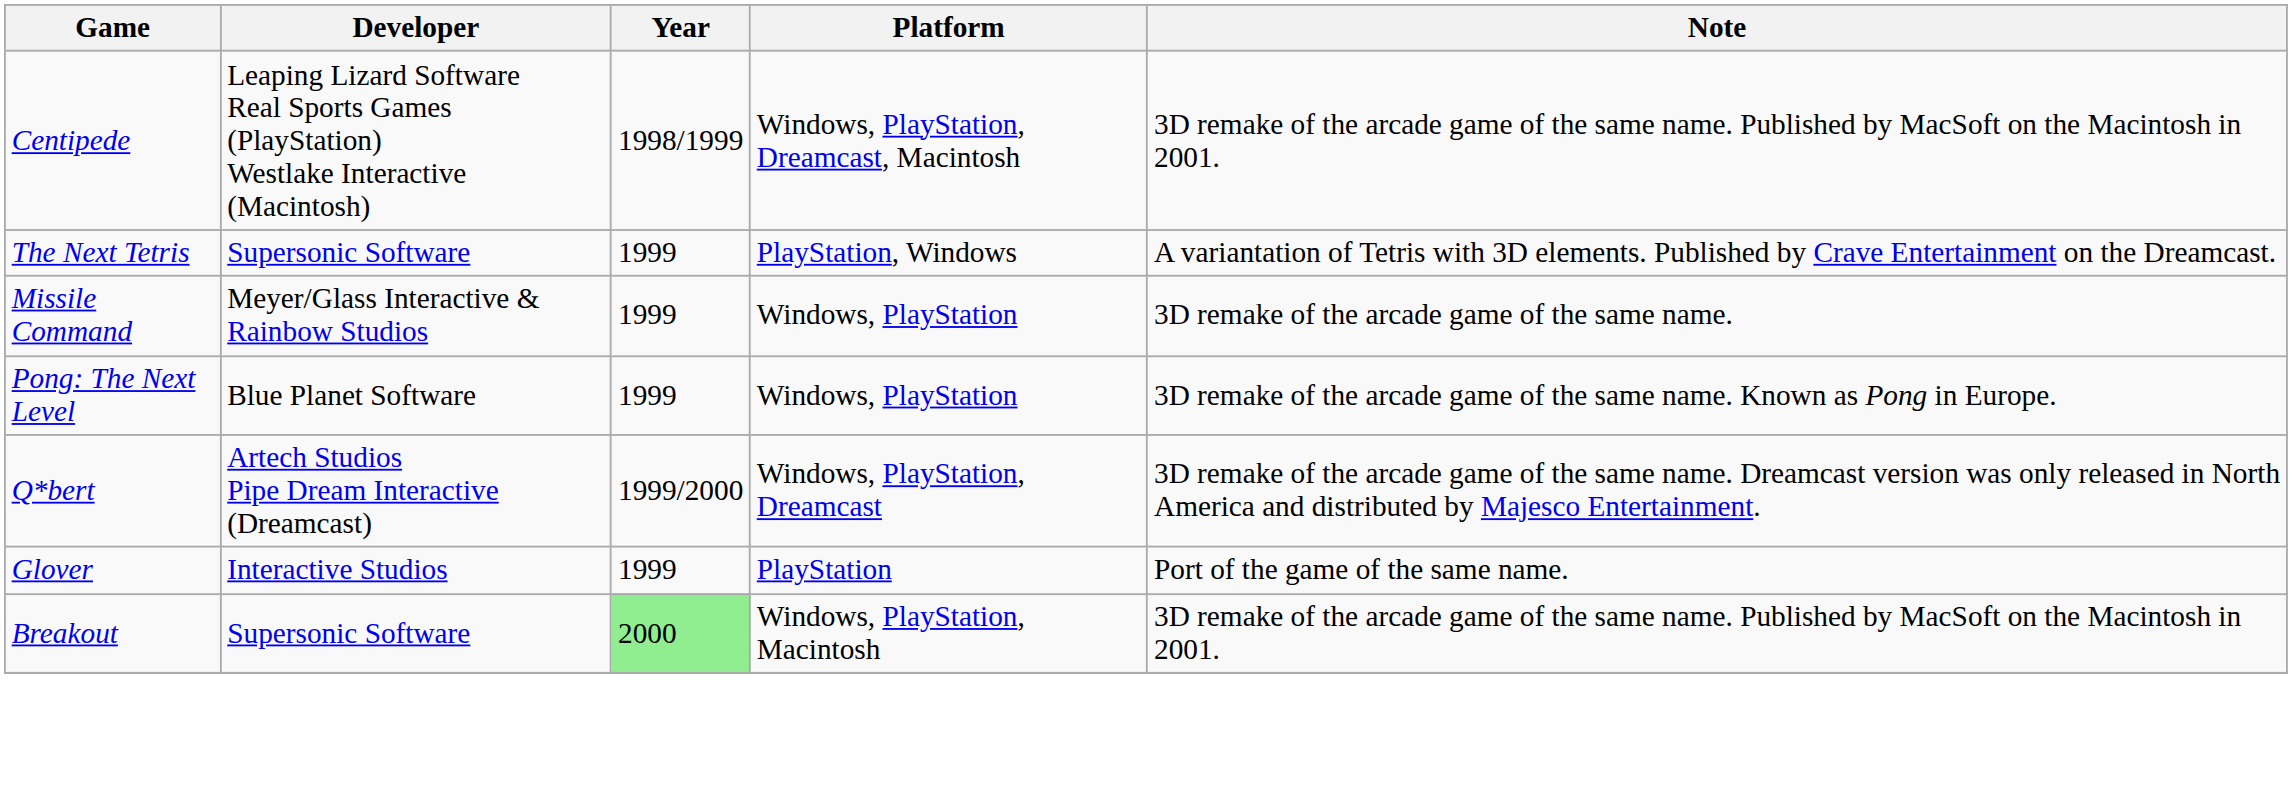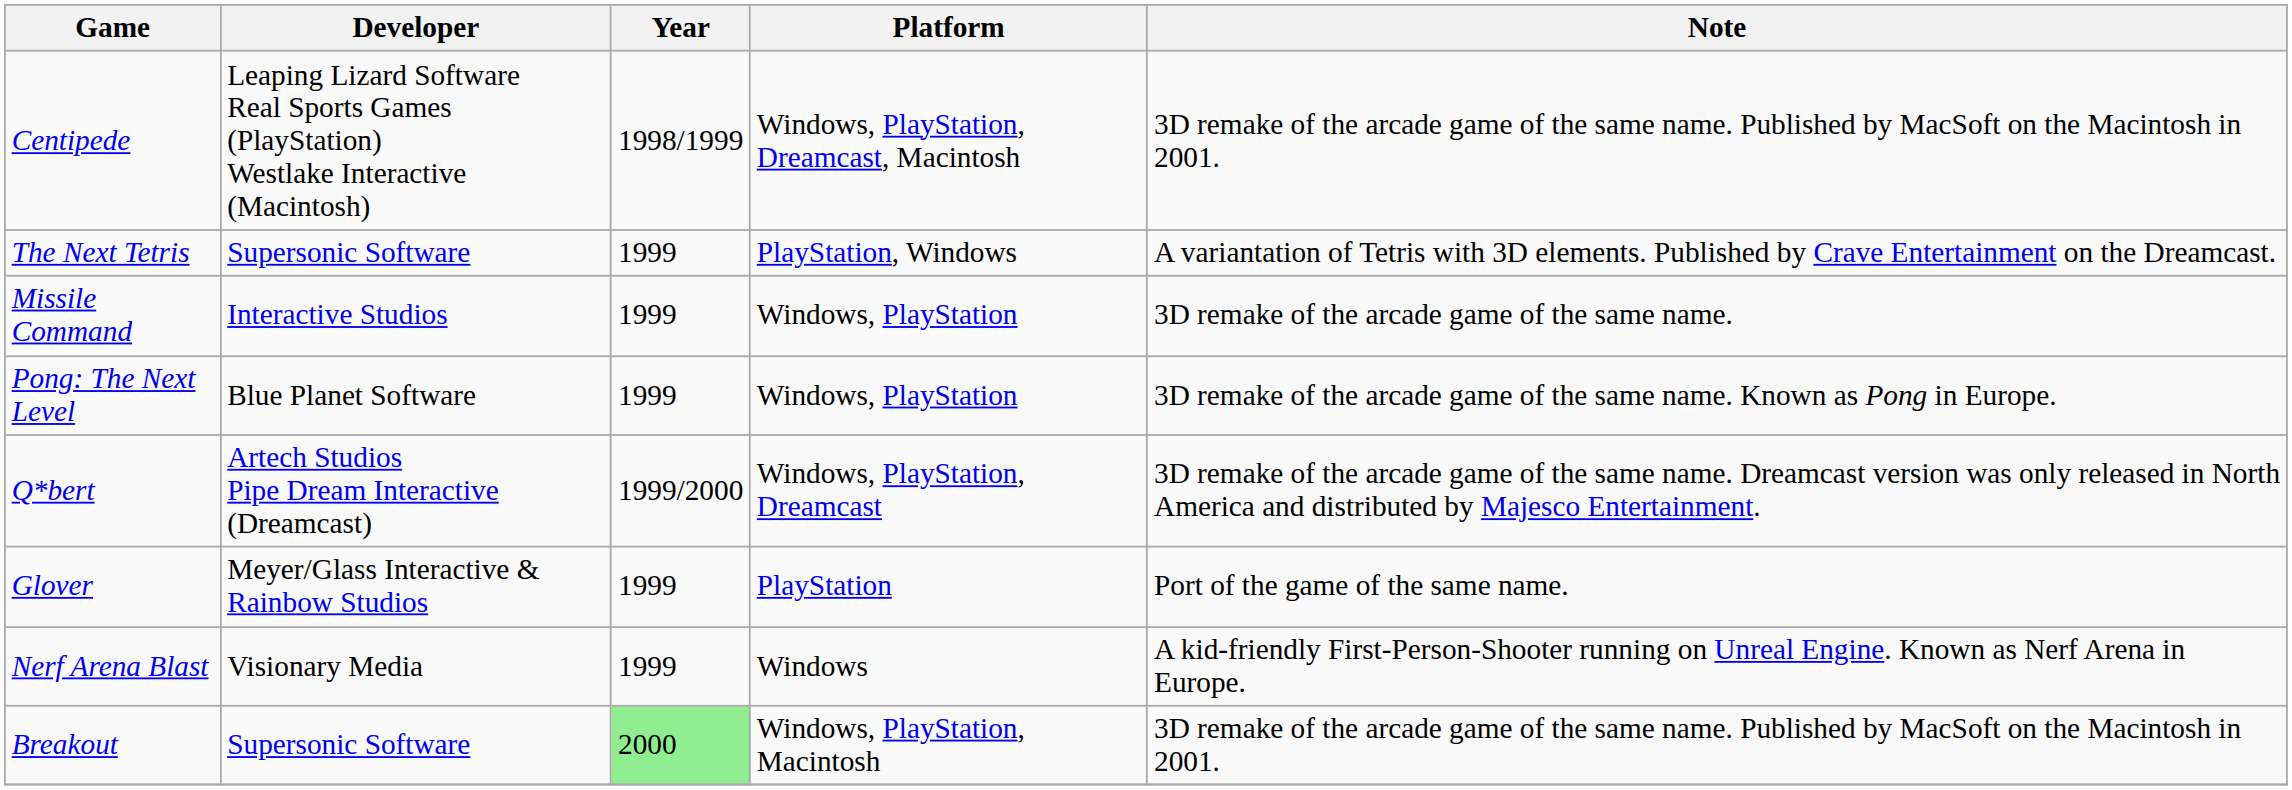(383, 315) Meyer/Glass Interactive & Rainbow Studios -> (337, 315) Interactive Studios
(337, 569) Interactive Studios -> (383, 586) Meyer/Glass Interactive & Rainbow Studios
+ row: (110, 665)
